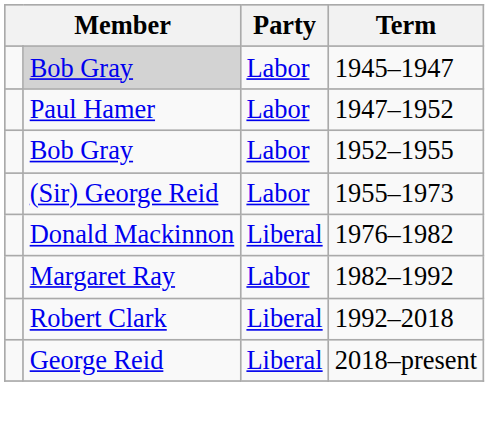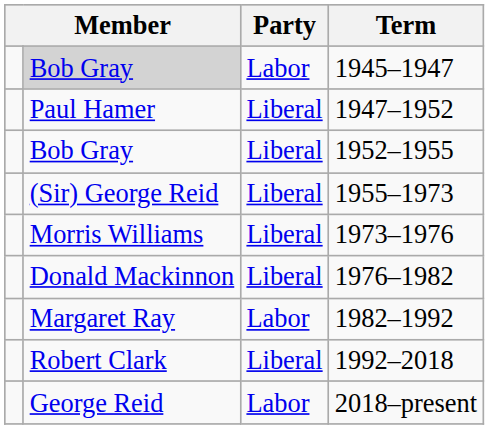(278, 109) Labor -> (285, 109) Liberal
(278, 151) Labor -> (285, 151) Liberal
(278, 192) Labor -> (285, 192) Liberal
+ row: (394, 234)
(285, 360) Liberal -> (278, 402) Labor
